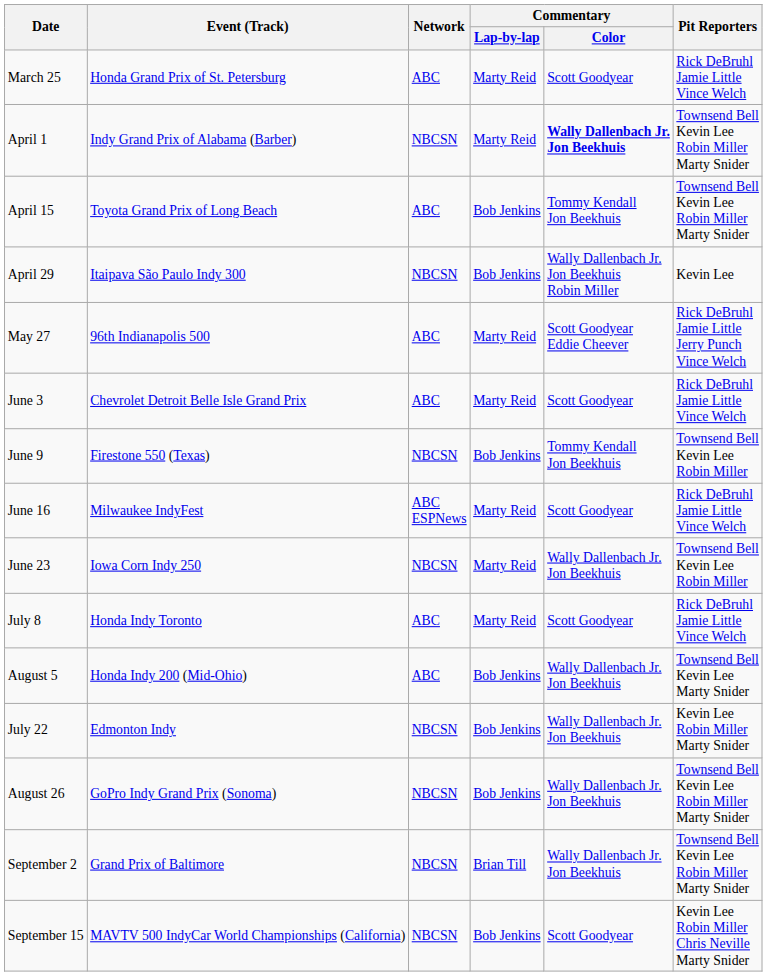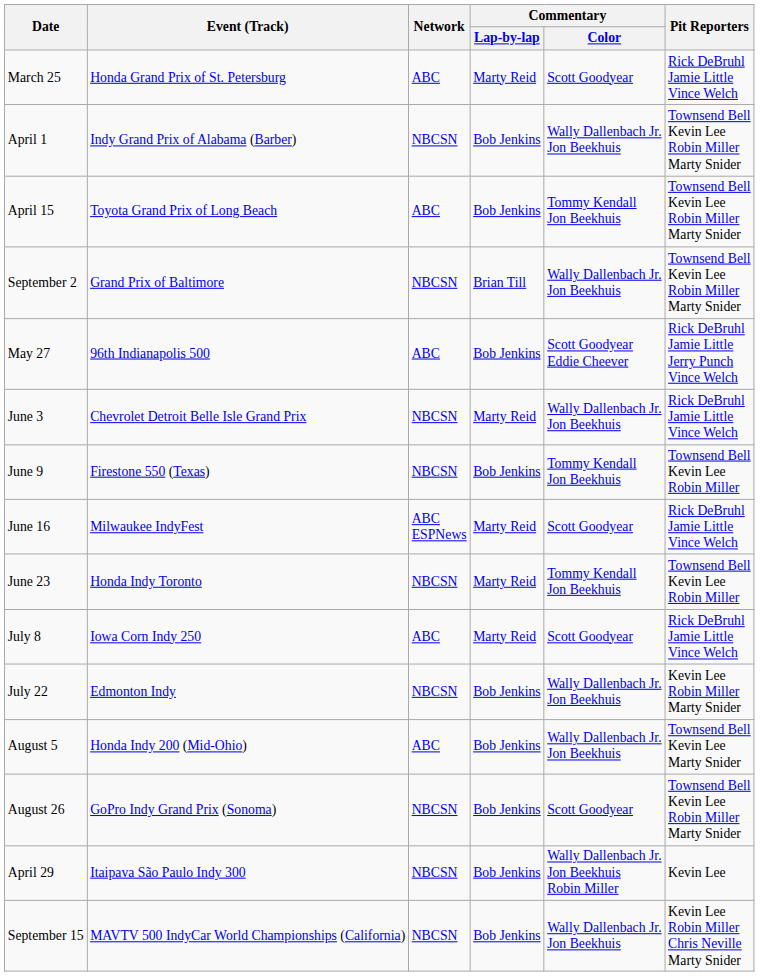(505, 139) Marty Reid -> (507, 139) Bob Jenkins
(609, 139) bold -> (604, 139) normal
rows swapped: (31, 274) <-> (42, 864)
(505, 337) Marty Reid -> (507, 353) Bob Jenkins
(426, 400) ABC -> (435, 416) NBCSN
(590, 400) Scott Goodyear -> (604, 416) Wally Dallenbach Jr. Jon Beekhuis
(146, 565) Iowa Corn Indy 250 -> (146, 581) Honda Indy Toronto
(604, 565) Wally Dallenbach Jr. Jon Beekhuis -> (592, 581) Tommy Kendall Jon Beekhuis
(146, 620) Honda Indy Toronto -> (146, 636) Iowa Corn Indy 250
rows swapped: (28, 730) <-> (33, 675)
(604, 793) Wally Dallenbach Jr. Jon Beekhuis -> (590, 809) Scott Goodyear
(590, 935) Scott Goodyear -> (604, 935) Wally Dallenbach Jr. Jon Beekhuis
